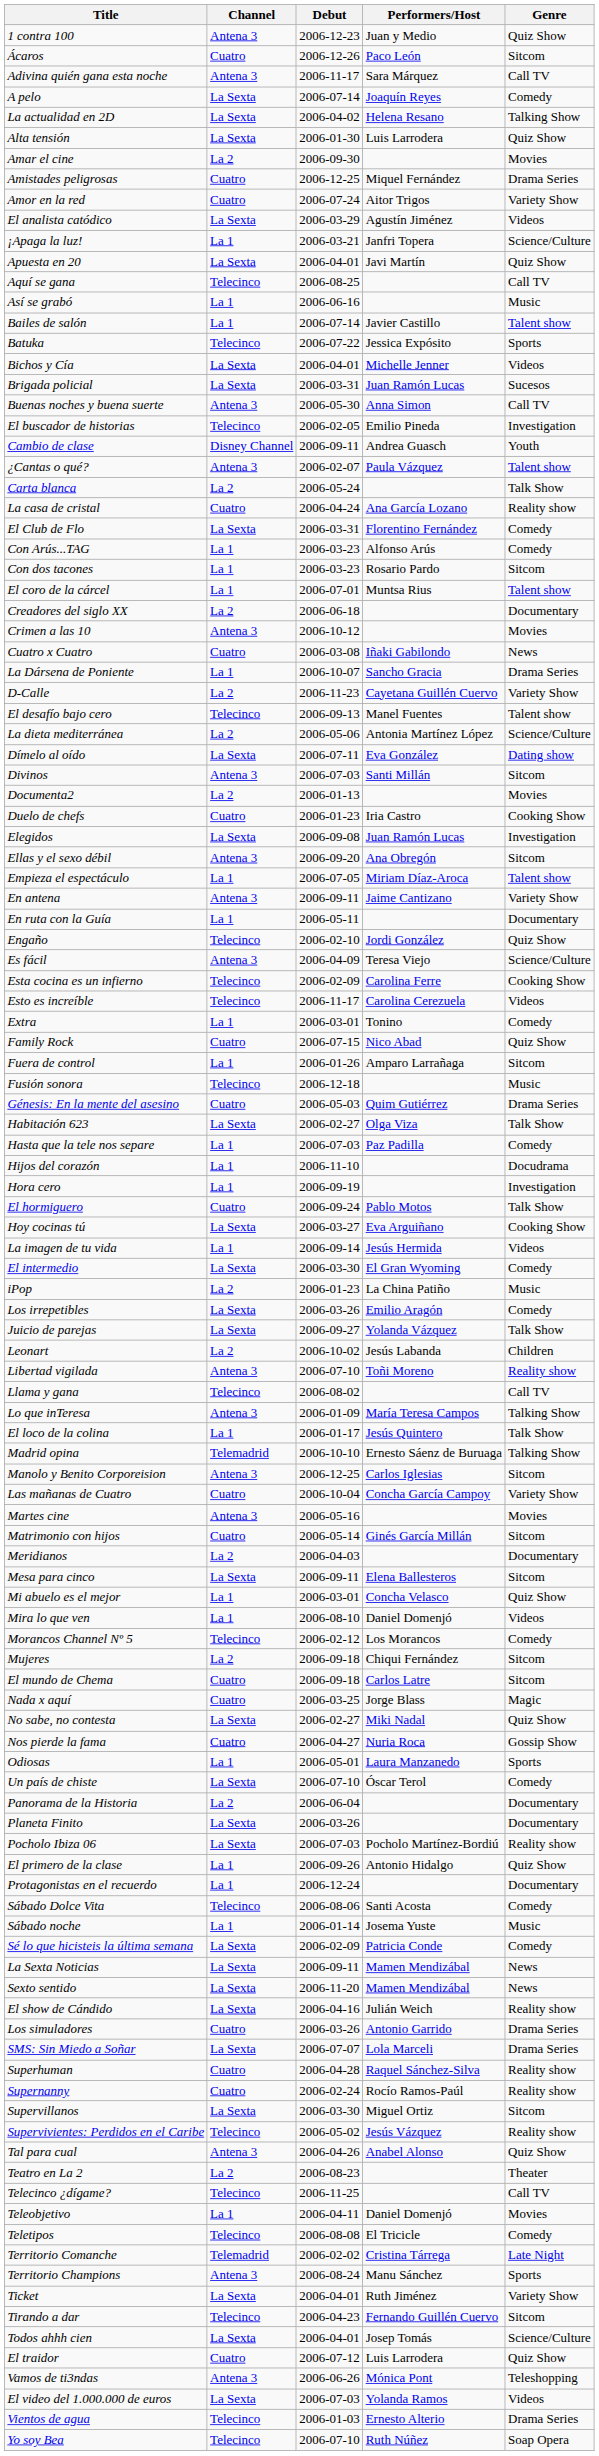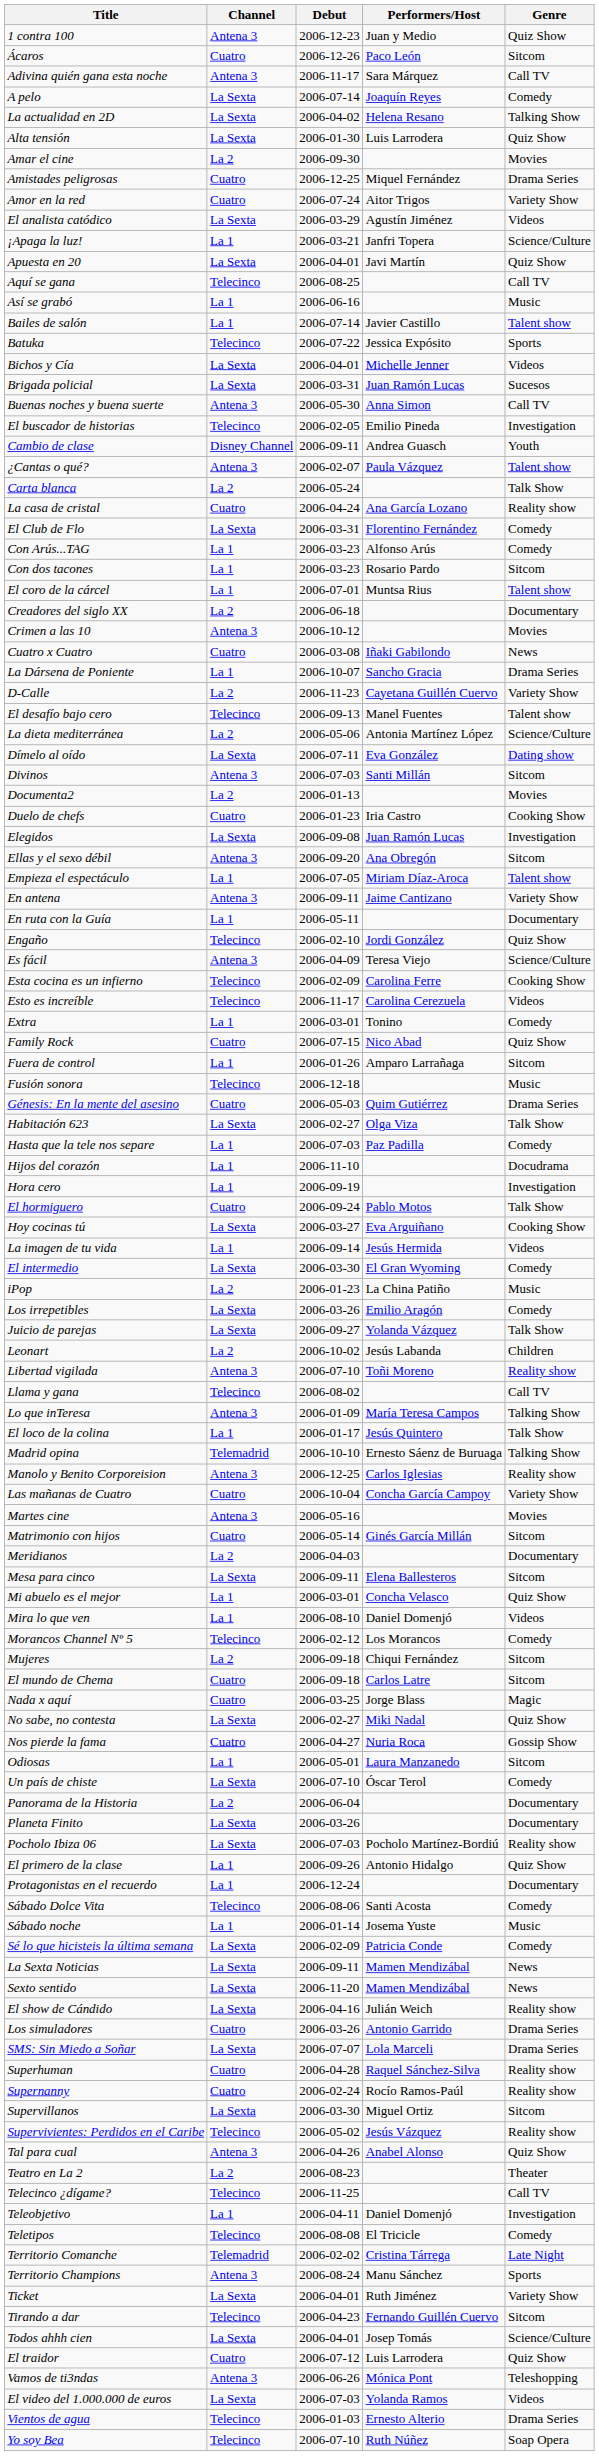(526, 1474) Sitcom -> (542, 1474) Reality show
(525, 1761) Sports -> (526, 1761) Sitcom
(528, 2214) Movies -> (542, 2214) Investigation
